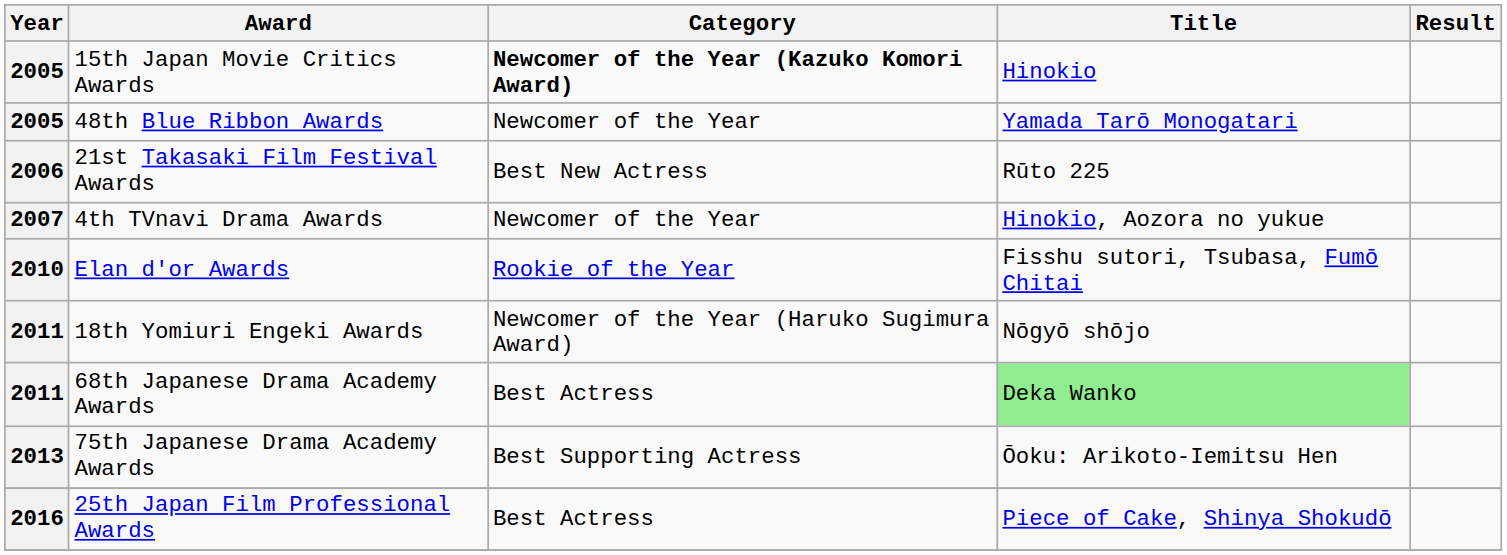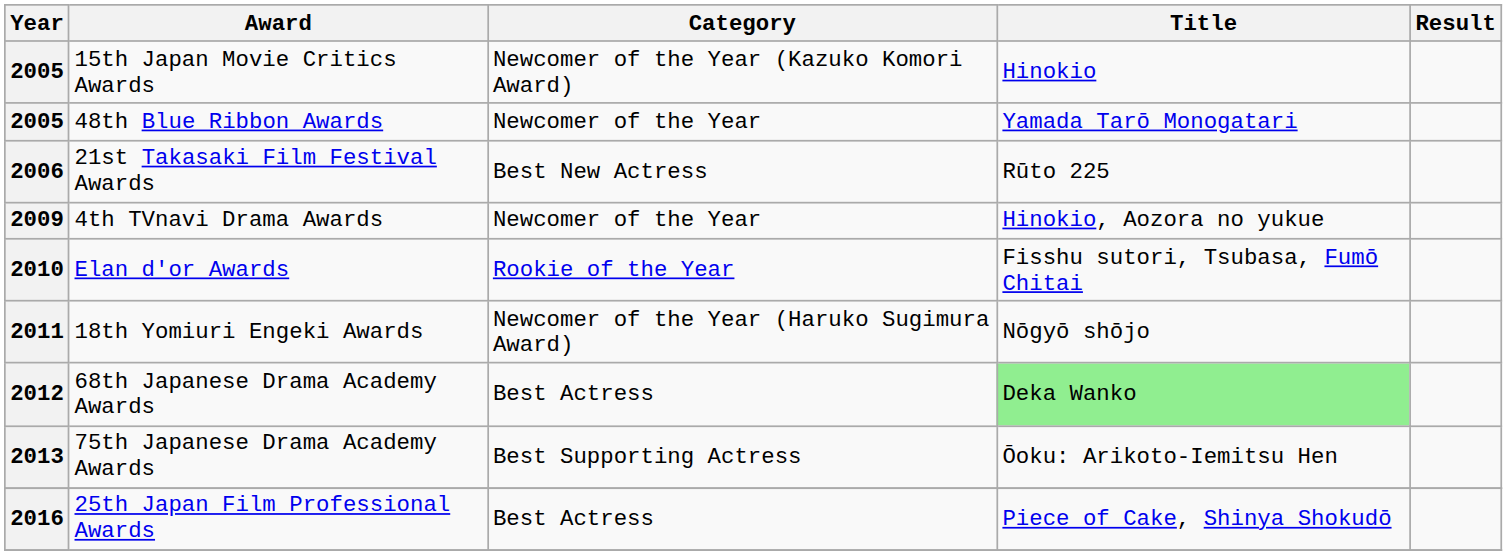(728, 72) bold -> (728, 72) normal
(37, 220) 2007 -> (37, 220) 2009
(37, 394) 2011 -> (37, 394) 2012
